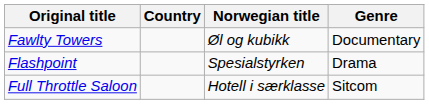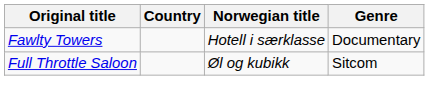(249, 39) Øl og kubikk -> (266, 39) Hotell i særklasse
- row: (42, 63)
(266, 87) Hotell i særklasse -> (249, 63) Øl og kubikk
